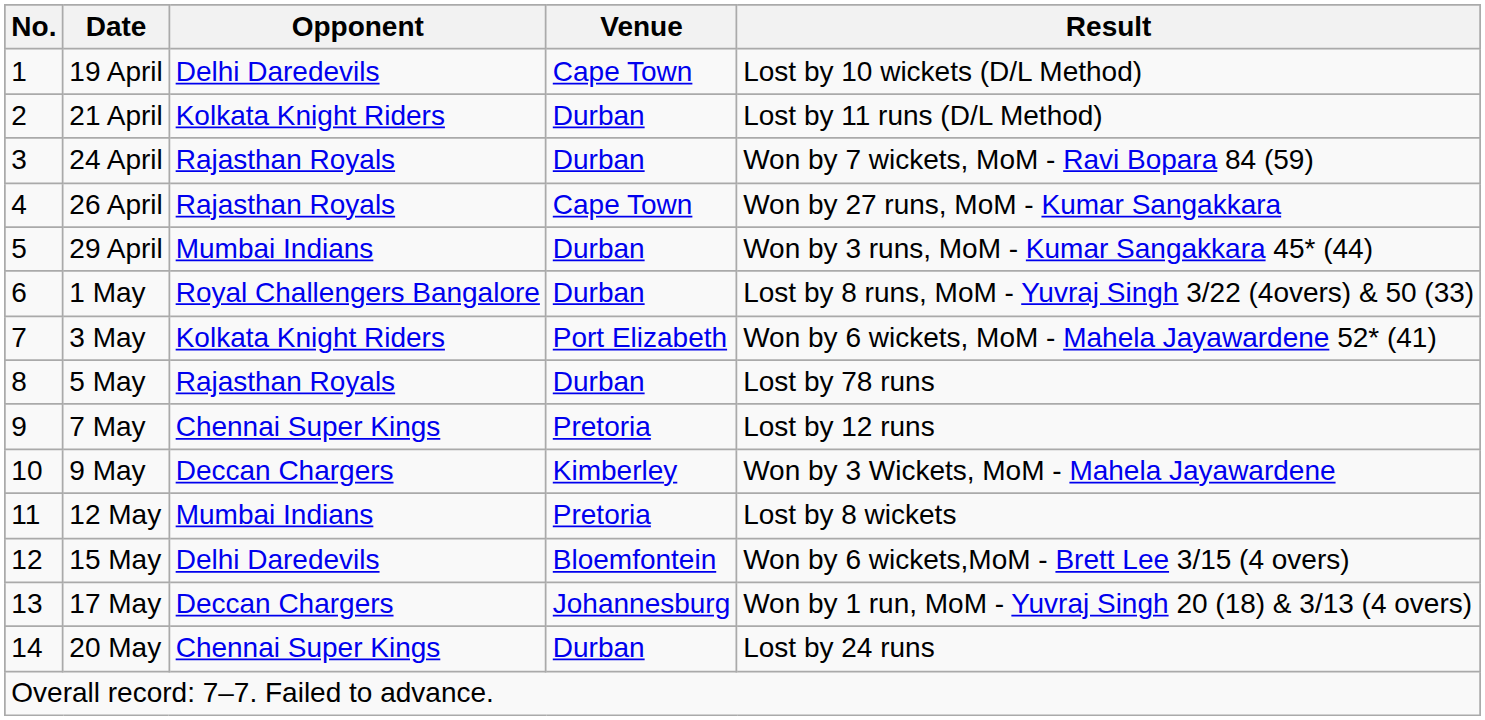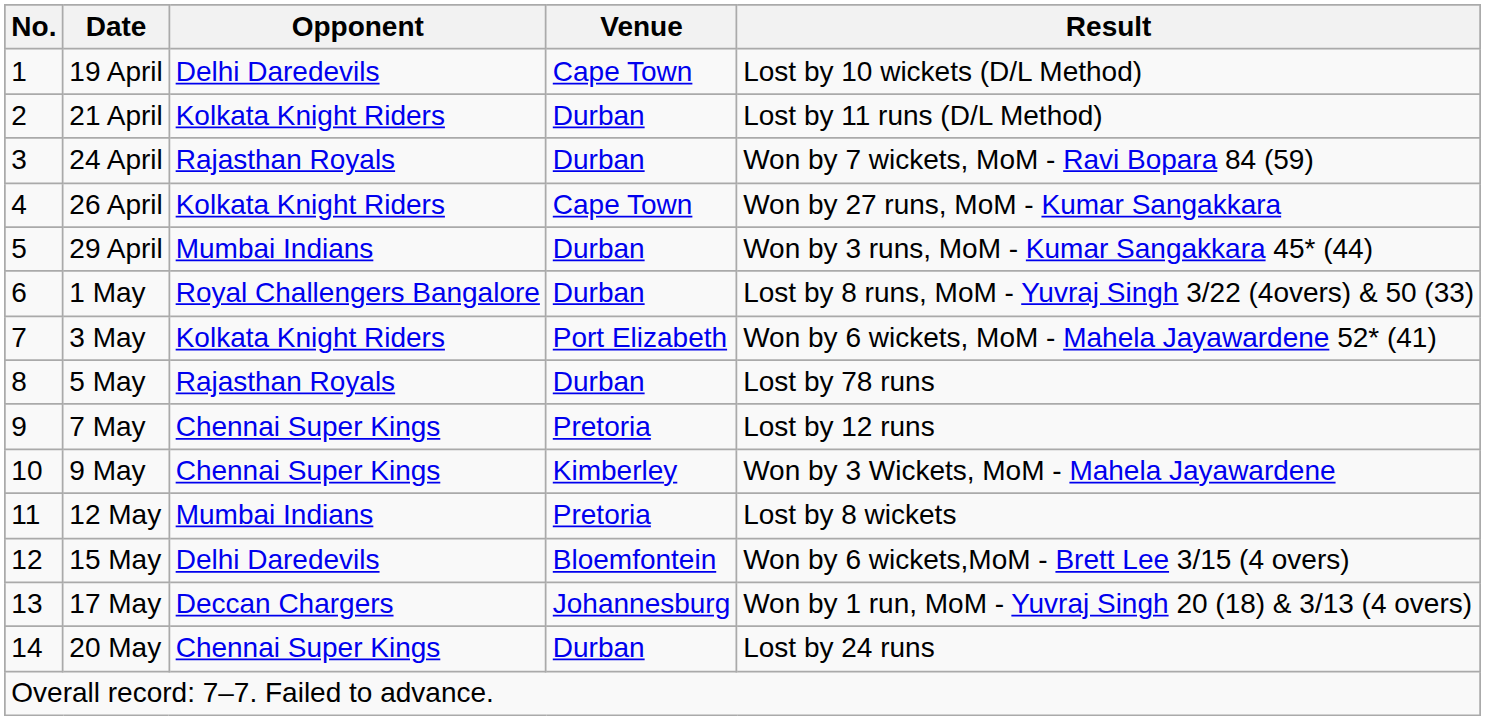(285, 204) Rajasthan Royals -> (310, 204) Kolkata Knight Riders
(285, 470) Deccan Chargers -> (308, 470) Chennai Super Kings
